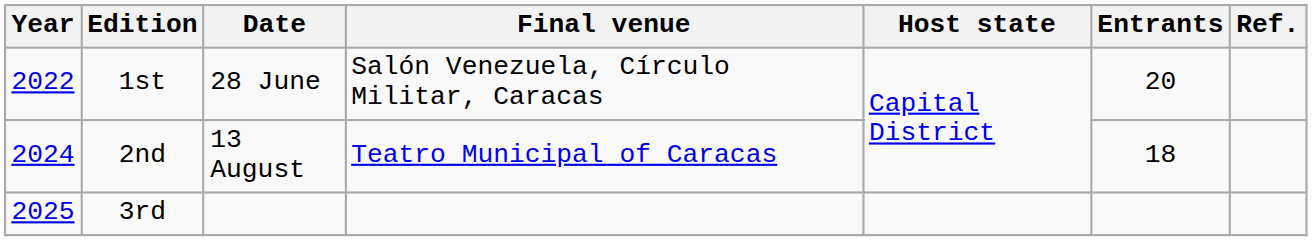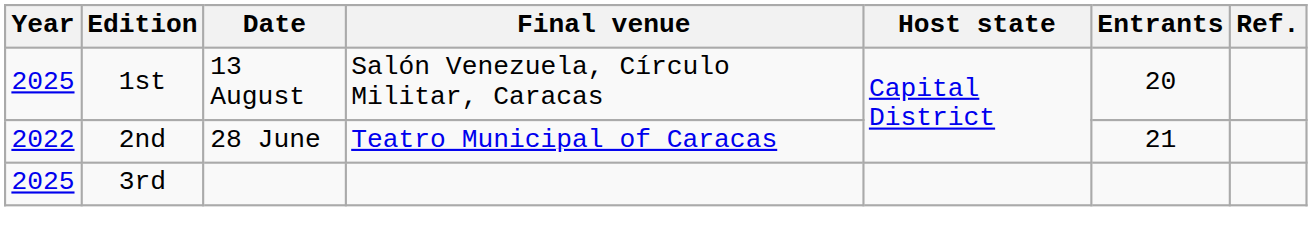(43, 84) 2022 -> (43, 84) 2025
(266, 84) 28 June -> (258, 84) 13 August
(43, 156) 2024 -> (43, 141) 2022
(258, 156) 13 August -> (266, 141) 28 June
(1160, 156) 18 -> (1160, 141) 21
